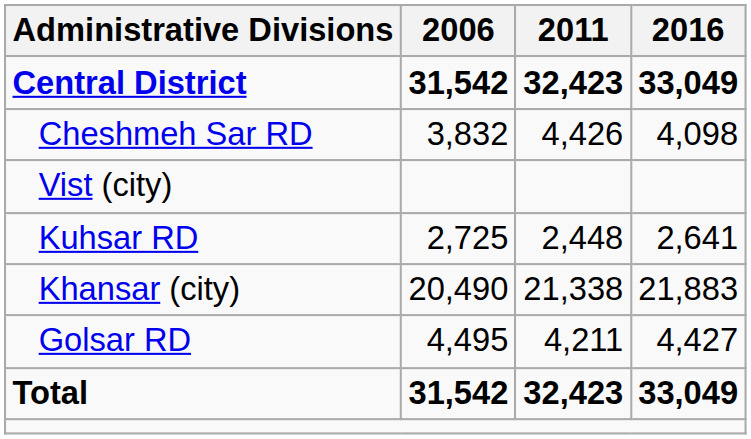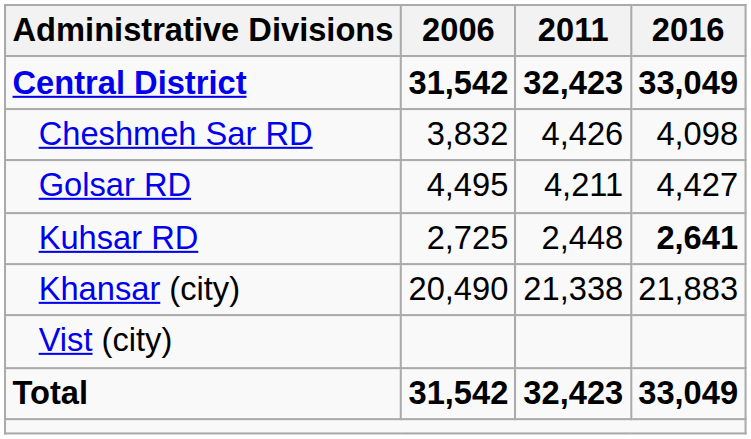rows swapped: (115, 340) <-> (105, 185)
(697, 237) normal -> (697, 237) bold
